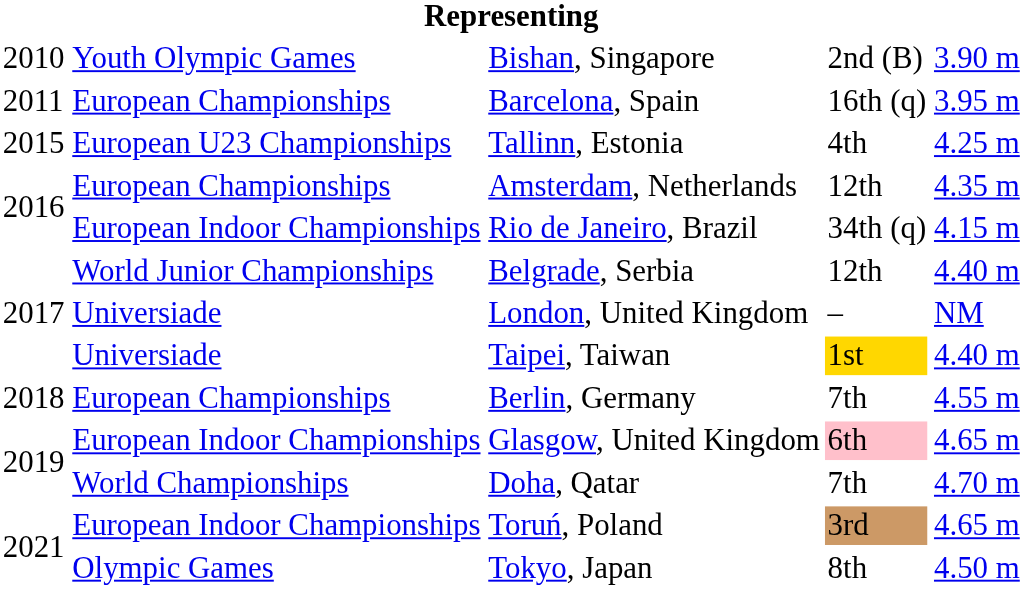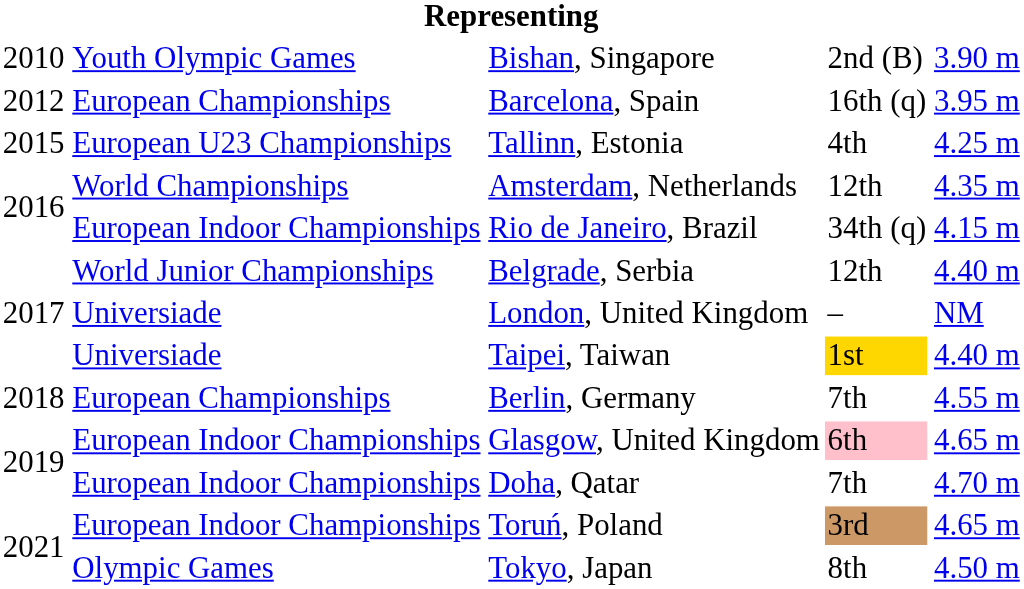(33, 100) 2011 -> (34, 100) 2012
(231, 185) European Championships -> (210, 185) World Championships
(210, 482) World Championships -> (276, 482) European Indoor Championships
